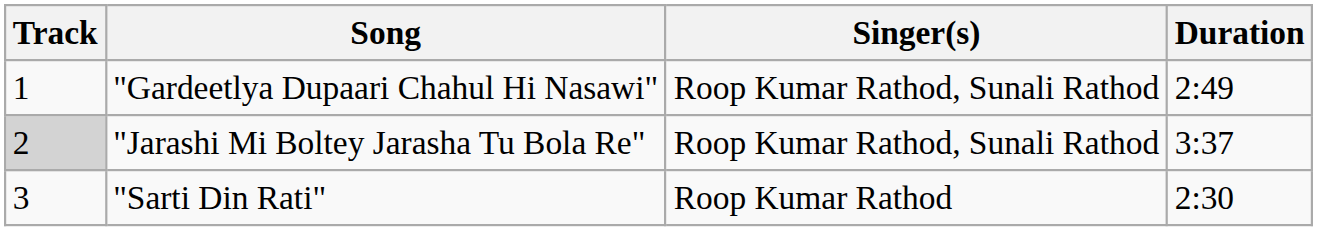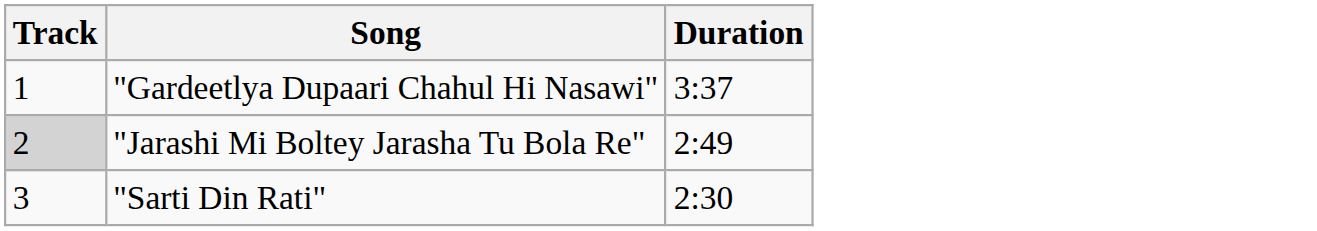- column: (916, 32)
(1204, 87) 2:49 -> (703, 87) 3:37
(1204, 142) 3:37 -> (703, 142) 2:49
